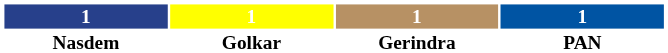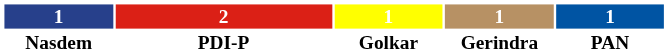+ column: (224, 16)
